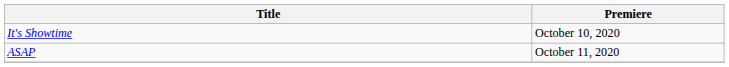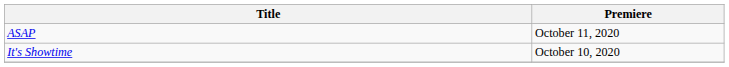rows swapped: (40, 33) <-> (21, 52)
